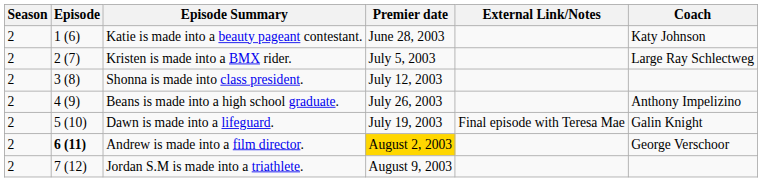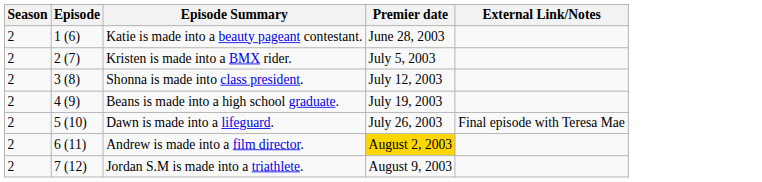- column: (693, 15)
(405, 101) July 26, 2003 -> (405, 101) July 19, 2003
(405, 123) July 19, 2003 -> (405, 123) July 26, 2003
(70, 144) bold -> (70, 144) normal
